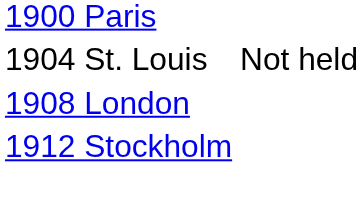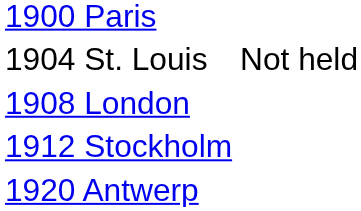+ row: (102, 190)
